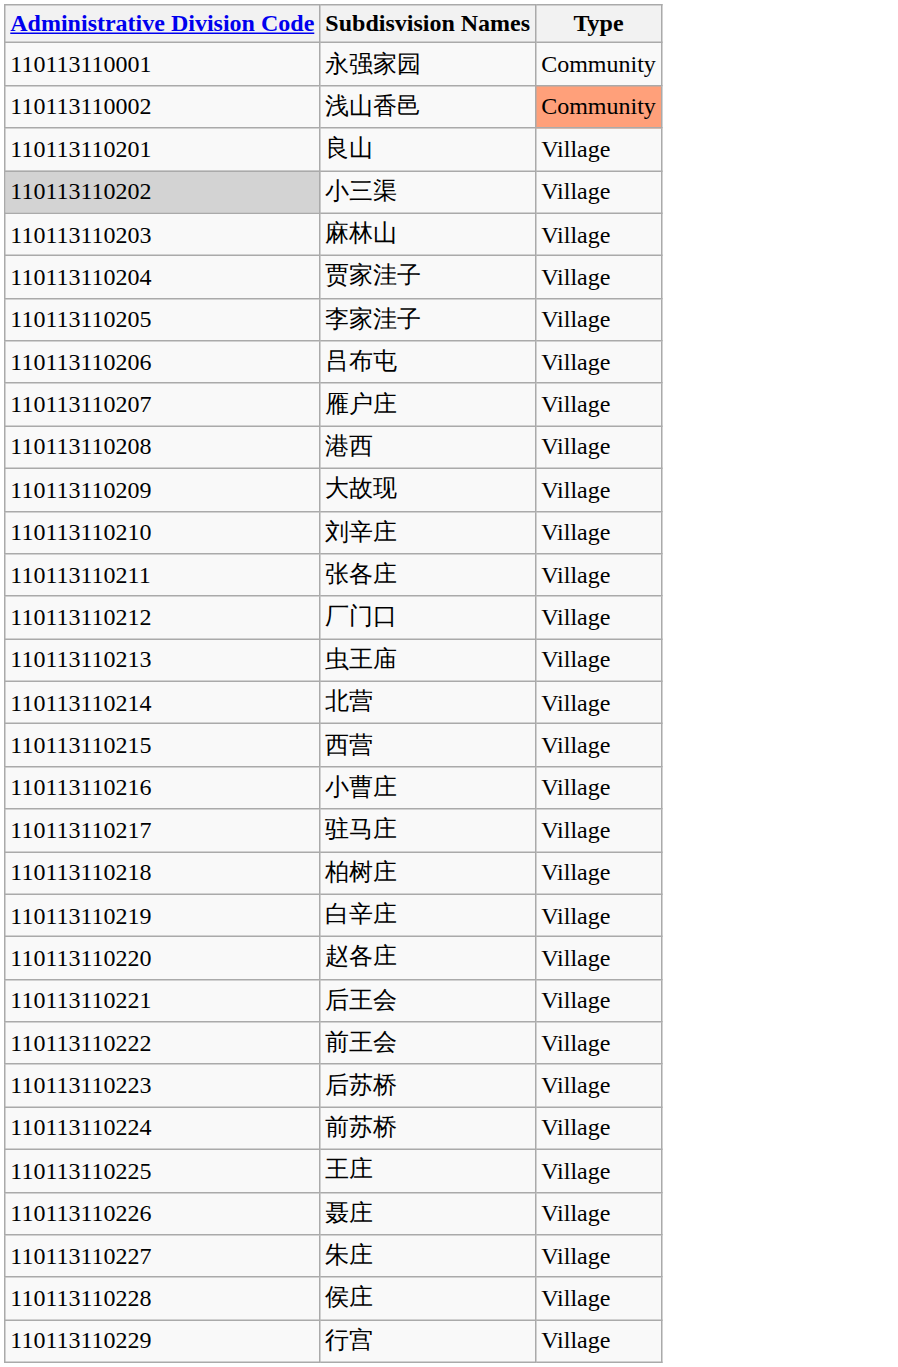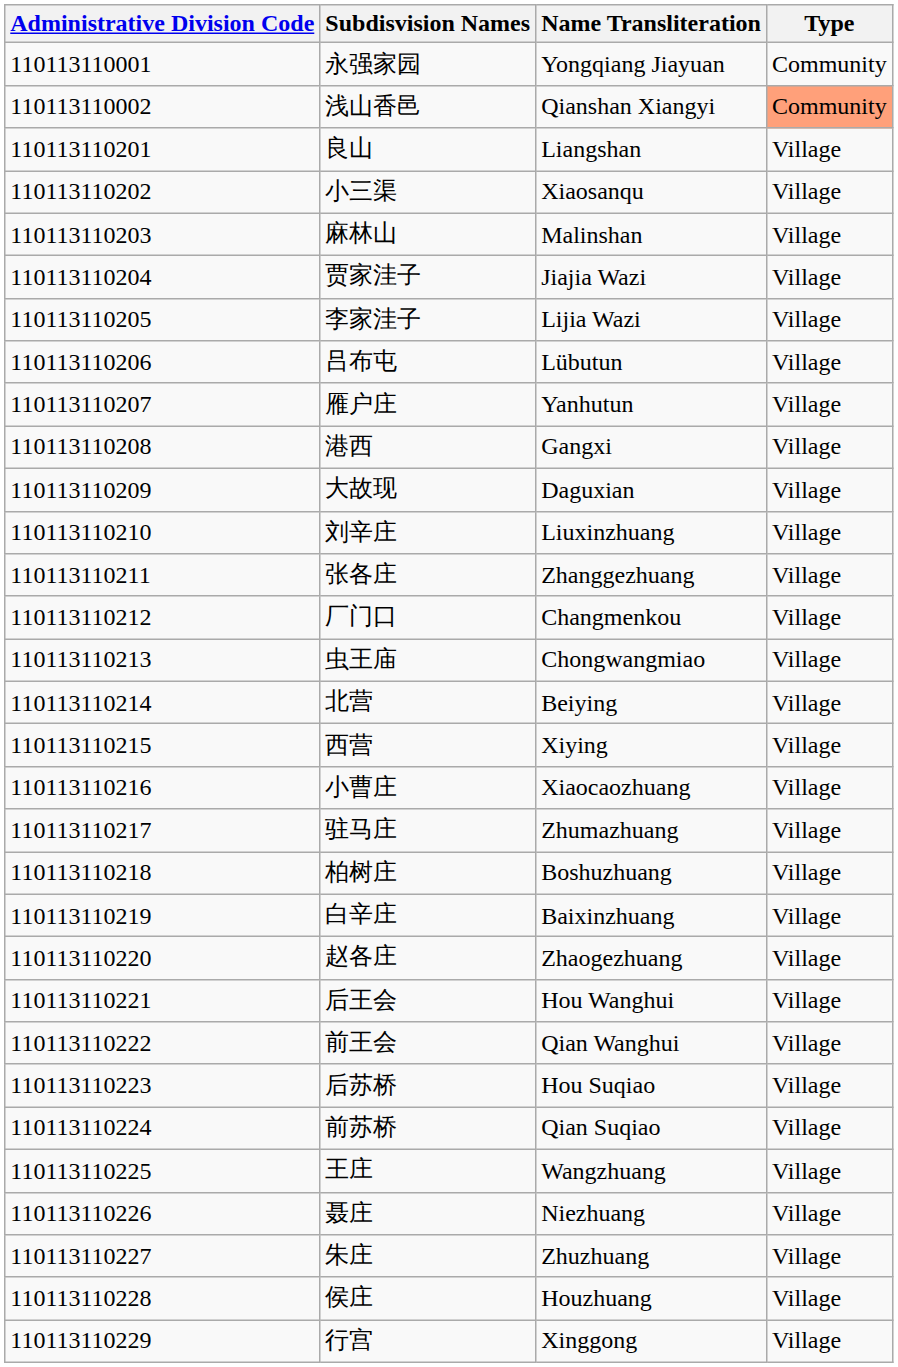+ column: (651, 23)
(81, 191) lightgrey background -> (81, 191) no background
